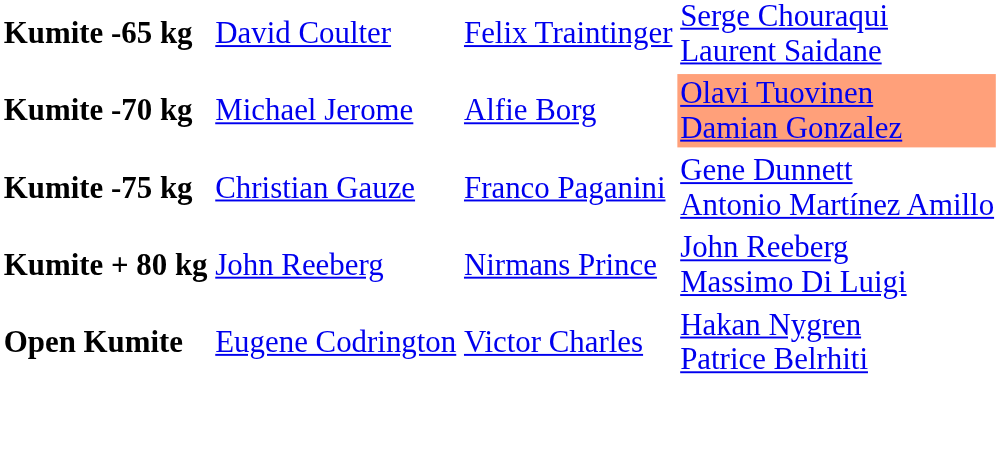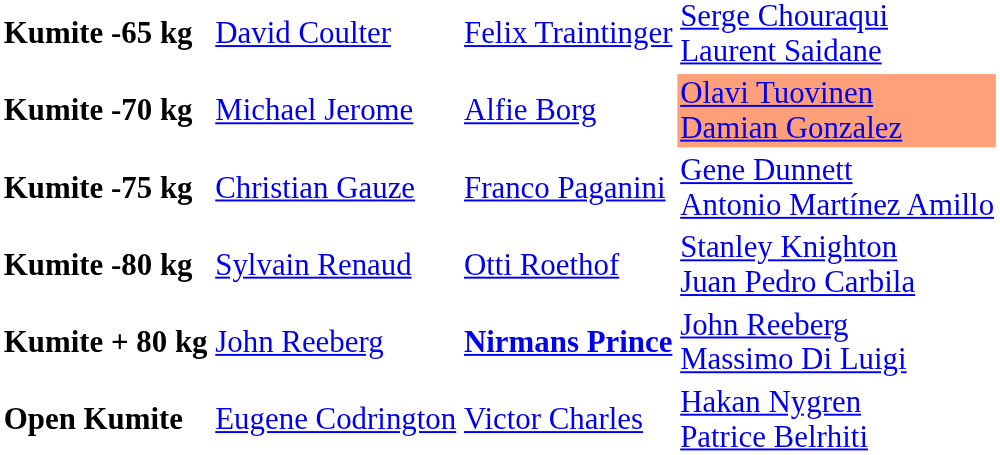+ row: (98, 264)
(560, 264) normal -> (568, 341) bold
